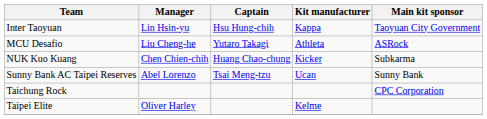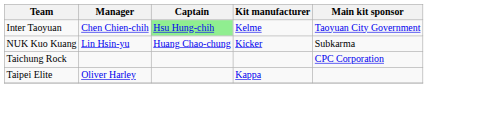(165, 28) Lin Hsin-yu -> (115, 28) Chen Chien-chih
(243, 28) no background -> (184, 28) lightgreen background
(308, 28) Kappa -> (248, 28) Kelme
- row: (35, 43)
(175, 59) Chen Chien-chih -> (105, 43) Lin Hsin-yu
- row: (71, 75)
(308, 106) Kelme -> (248, 75) Kappa
